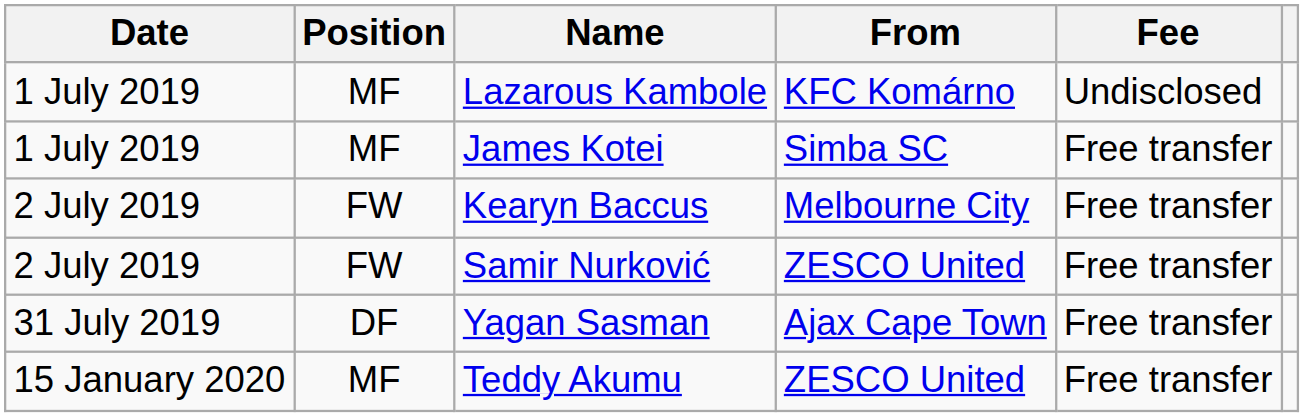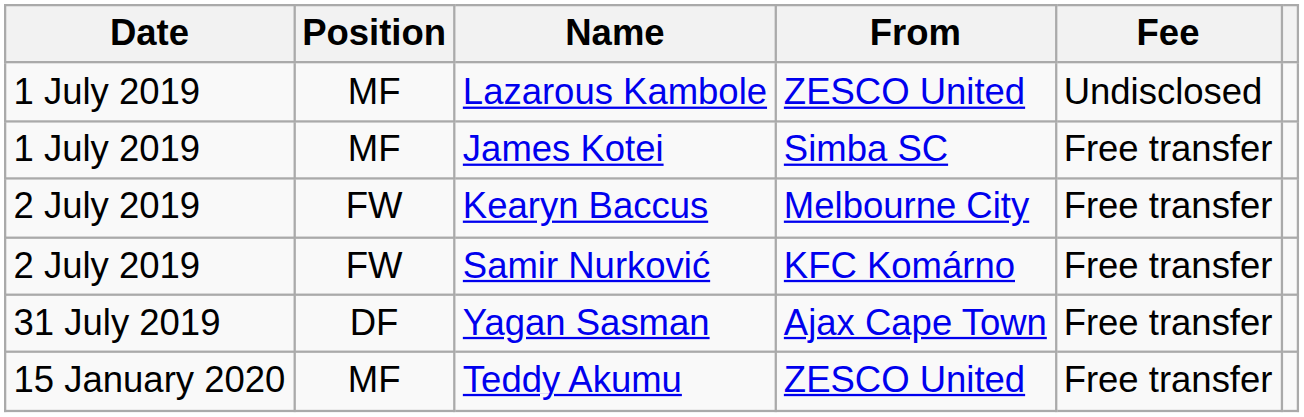(899, 91) KFC Komárno -> (904, 91) ZESCO United
(904, 264) ZESCO United -> (899, 264) KFC Komárno
